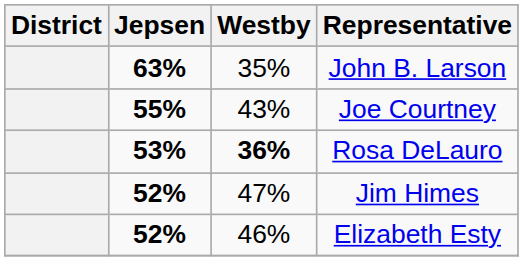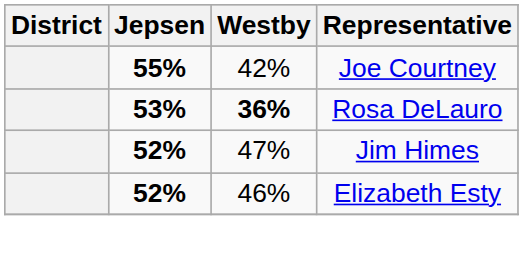- row: (417, 67)
(264, 109) 43% -> (264, 67) 42%
